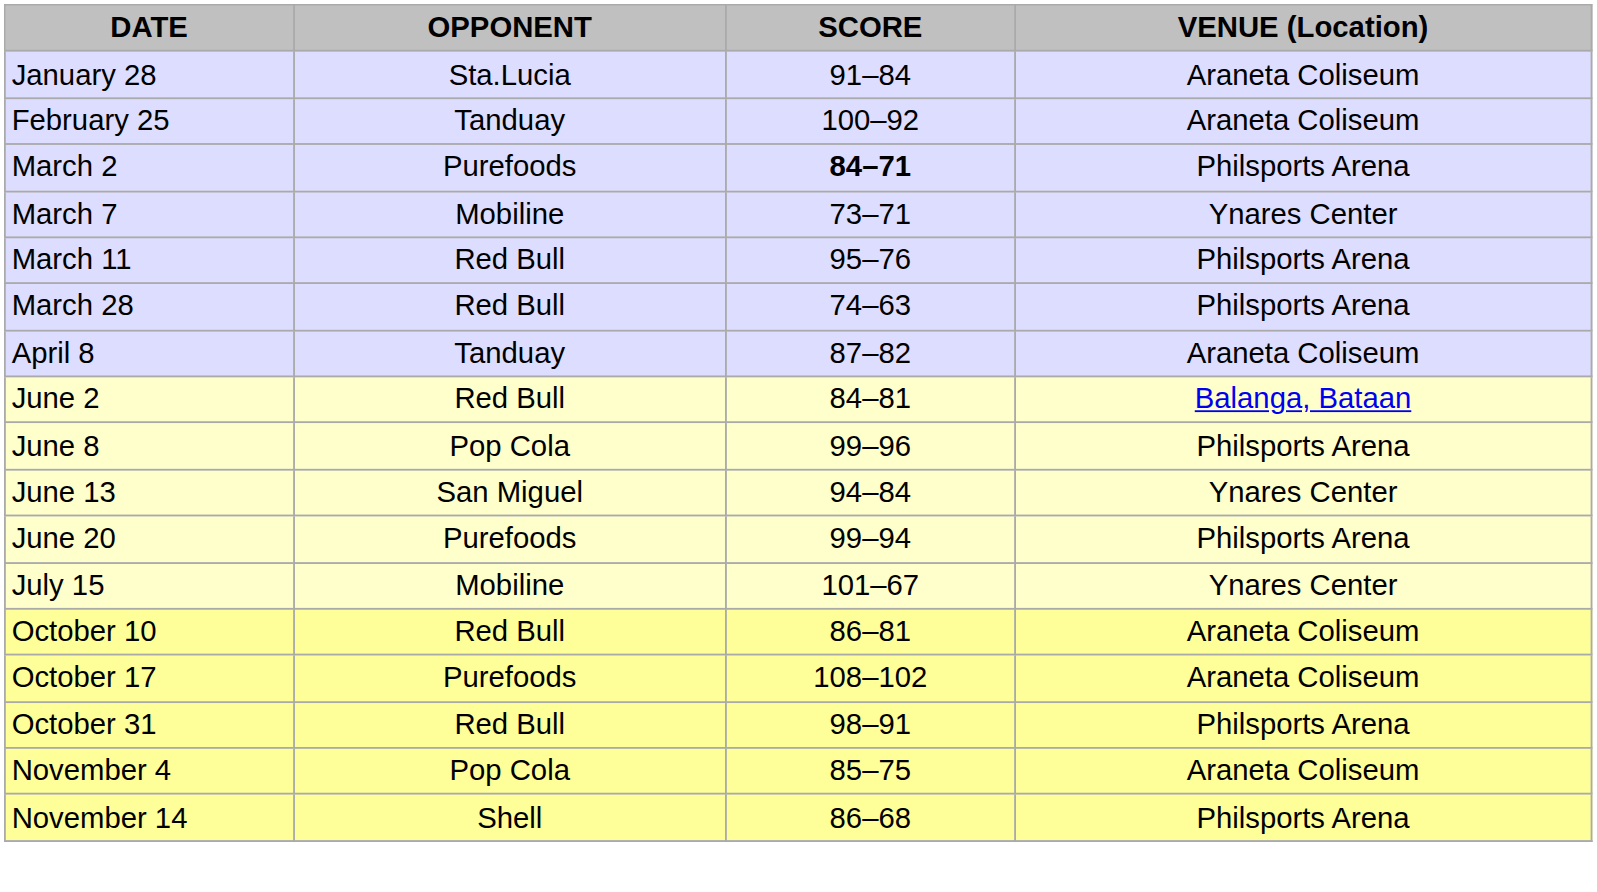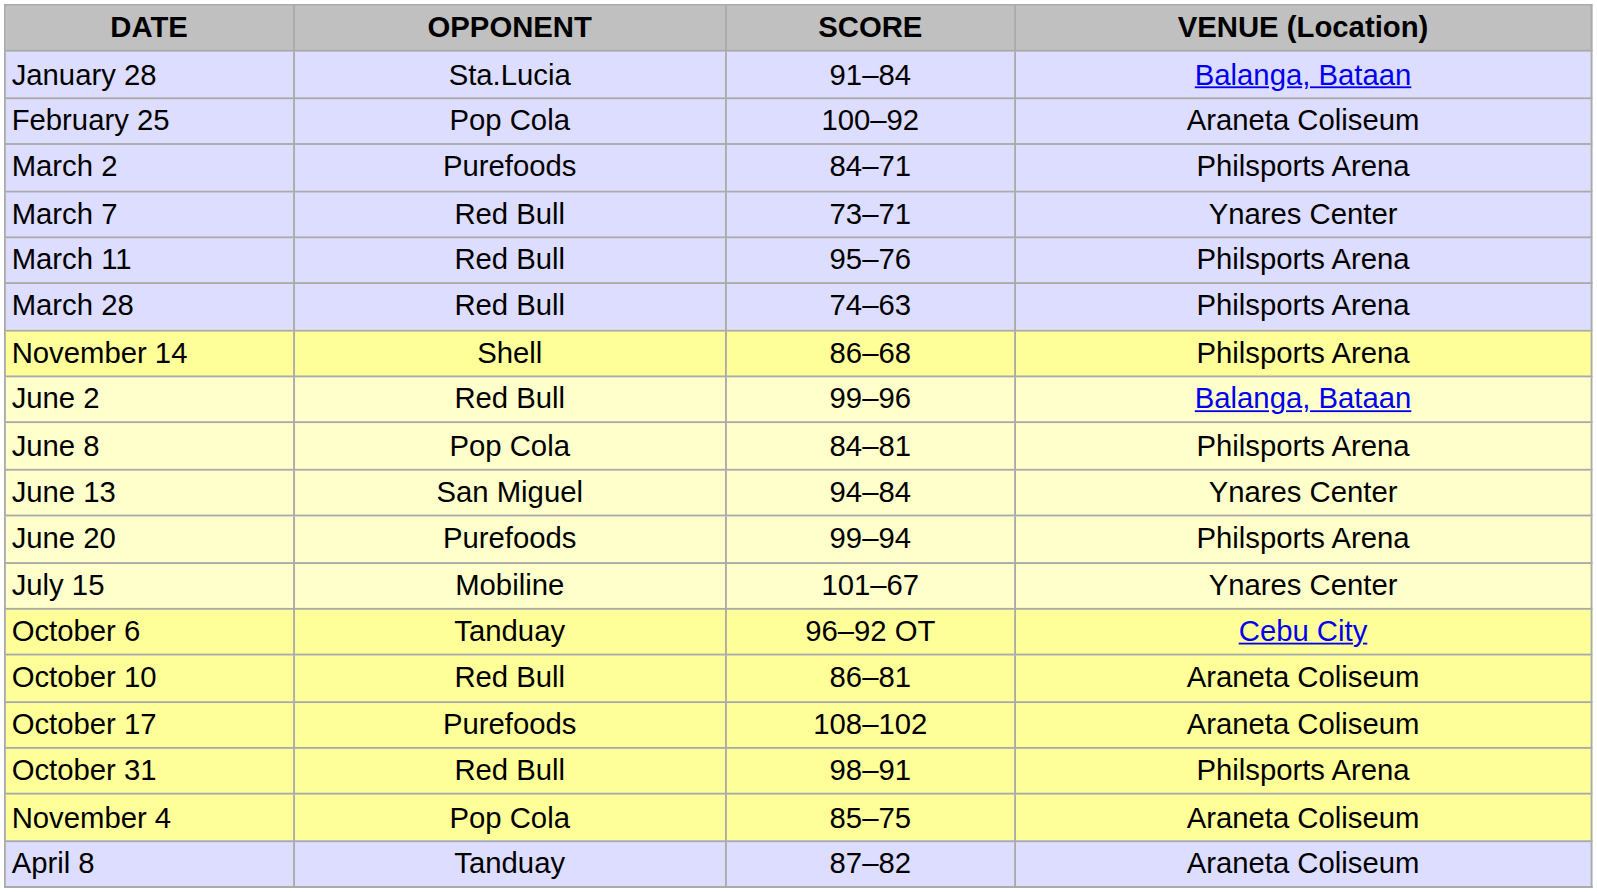(1303, 74) Araneta Coliseum -> (1303, 74) Balanga, Bataan
(510, 120) Tanduay -> (510, 120) Pop Cola
(870, 167) bold -> (870, 167) normal
(510, 213) Mobiline -> (510, 213) Red Bull
rows swapped: (53, 352) <-> (100, 817)
(870, 399) 84–81 -> (870, 399) 99–96
(870, 445) 99–96 -> (870, 445) 84–81
+ row: (76, 631)
